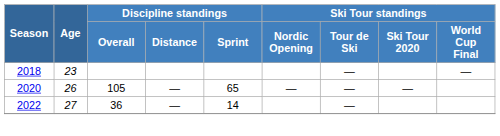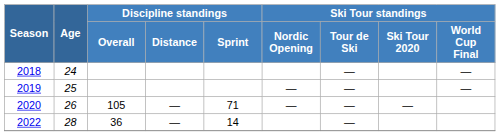(70, 71) 23 -> (70, 71) 24
+ row: (29, 88)
(233, 88) 65 -> (233, 106) 71
(70, 106) 27 -> (70, 123) 28
